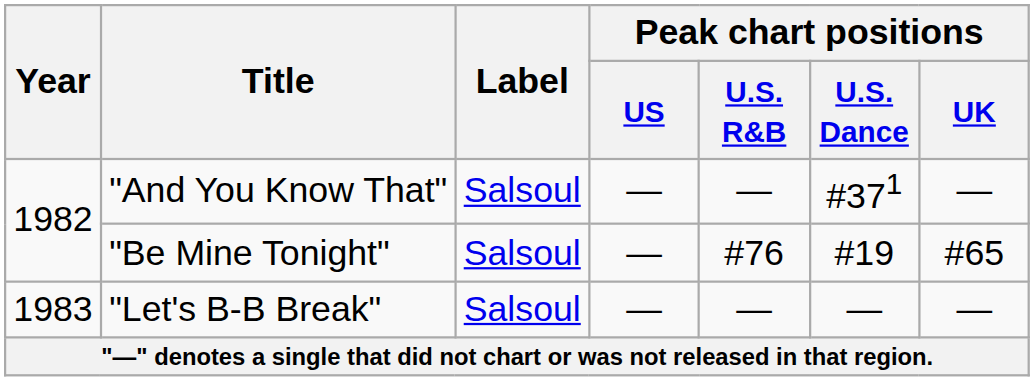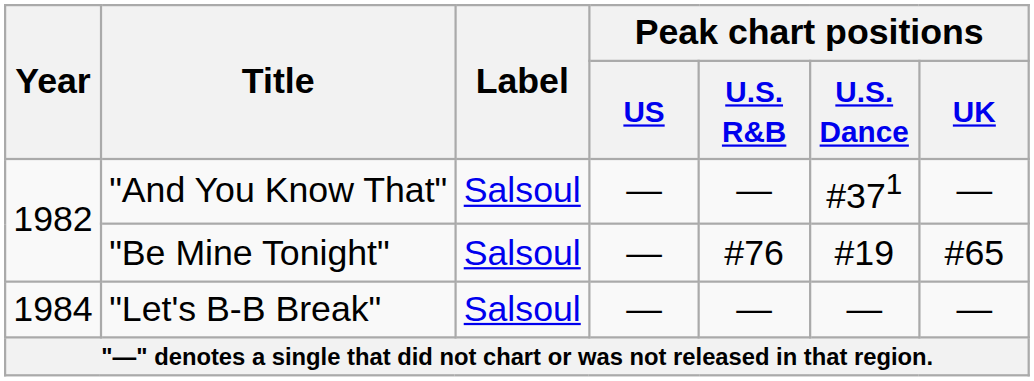(53, 308) 1983 -> (53, 308) 1984
